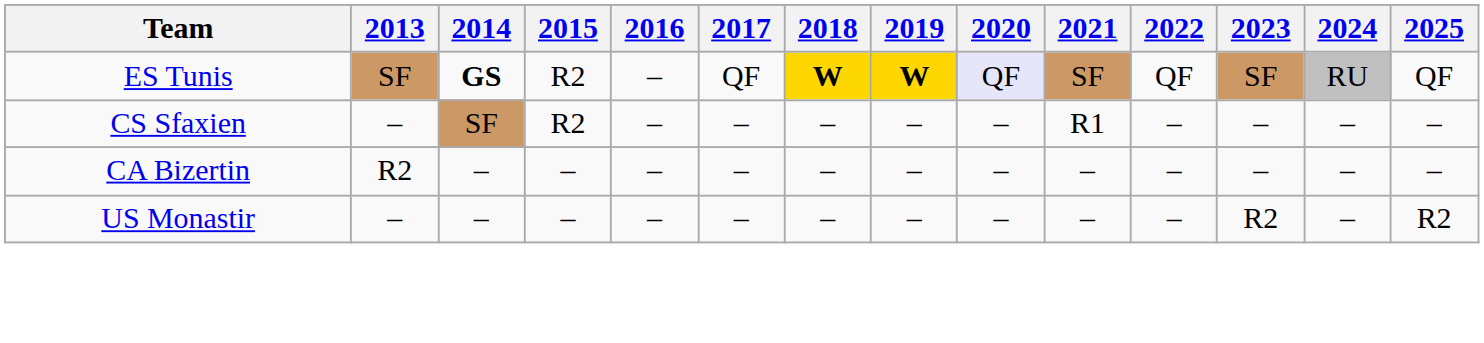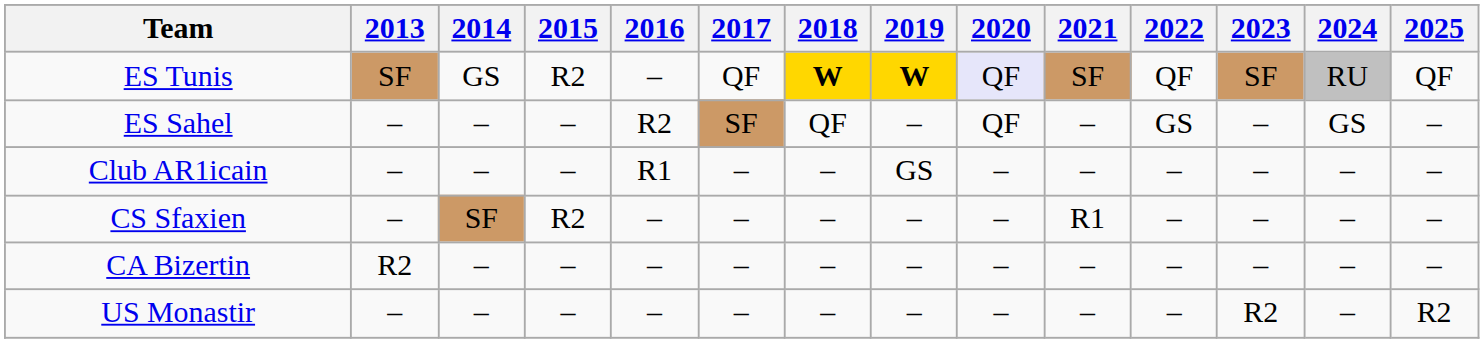(481, 75) bold -> (481, 75) normal
+ row: (178, 123)
+ row: (178, 170)
